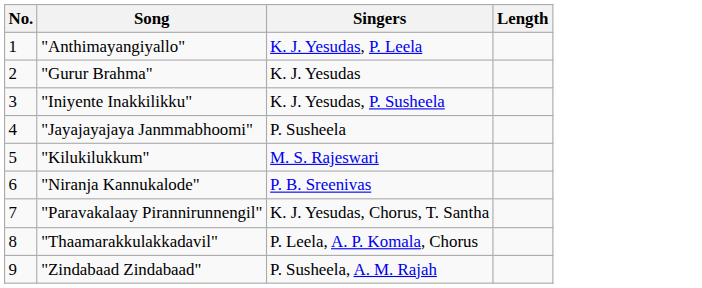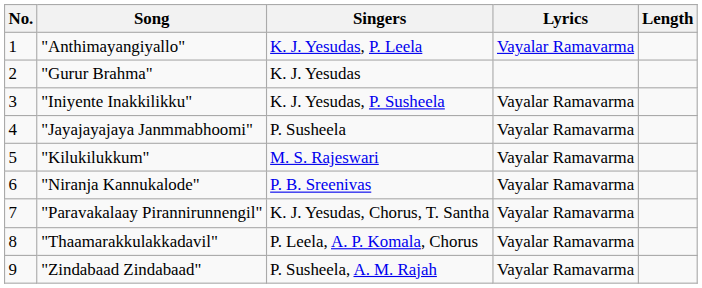+ column: (566, 18)
